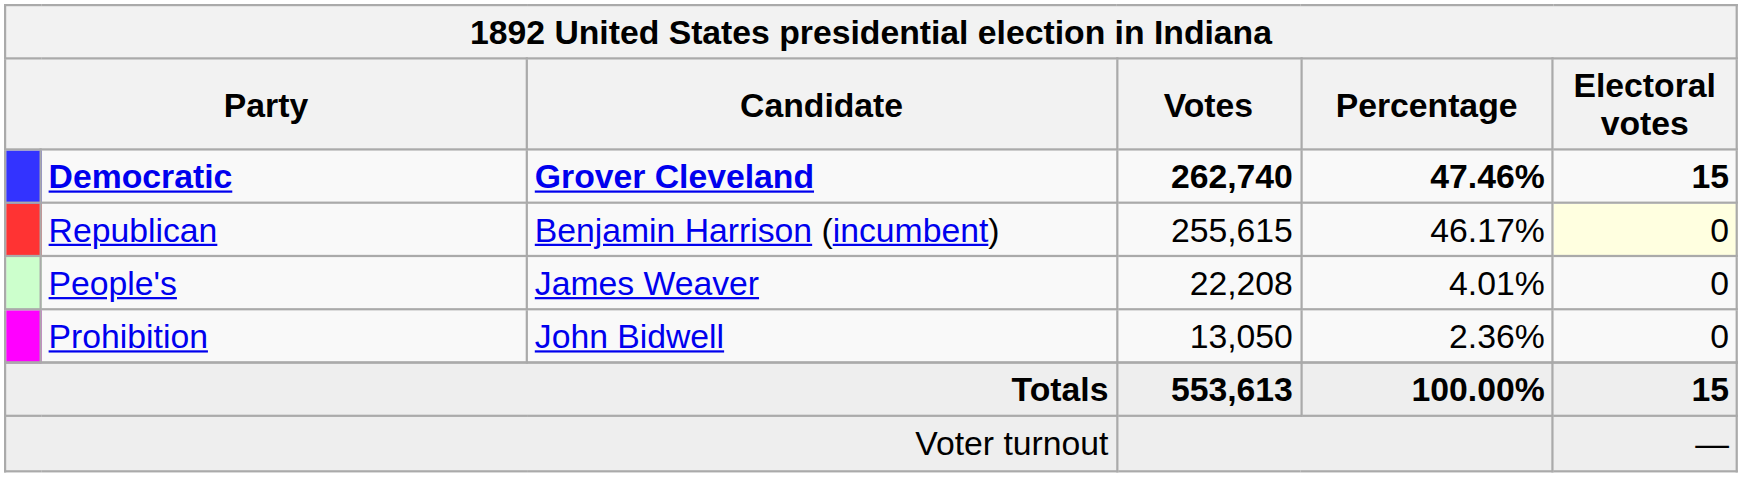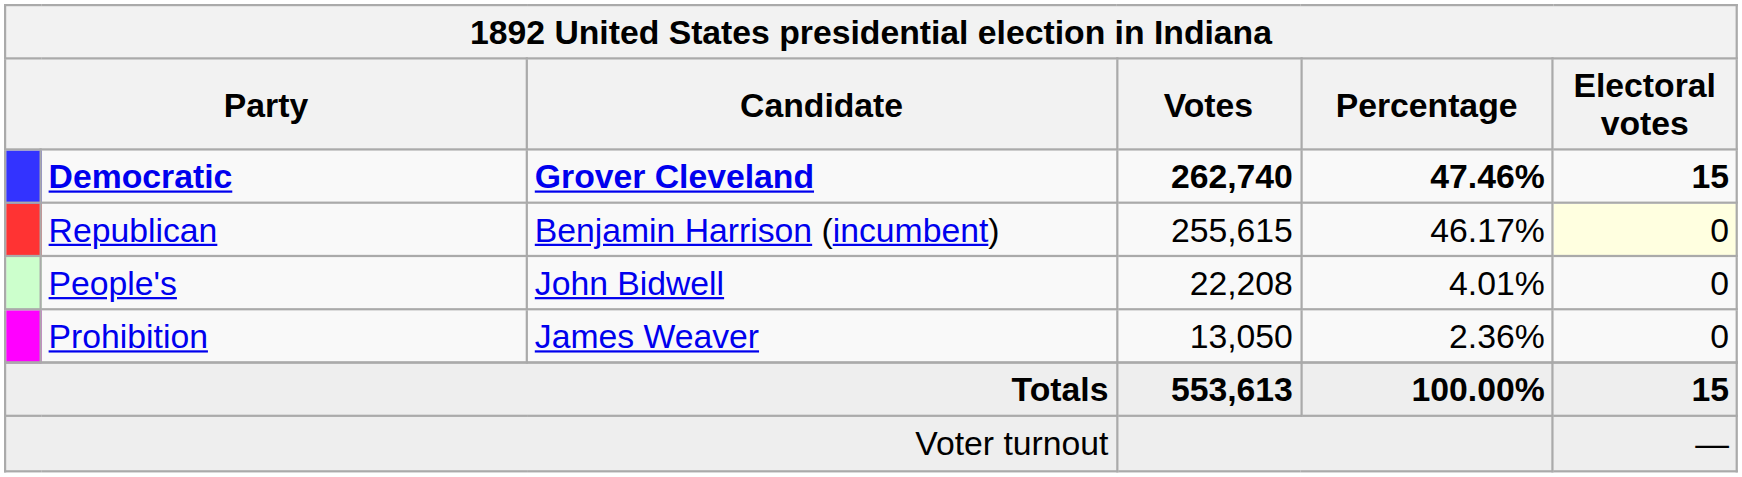(647, 283) James Weaver -> (629, 283) John Bidwell
(629, 337) John Bidwell -> (647, 337) James Weaver
